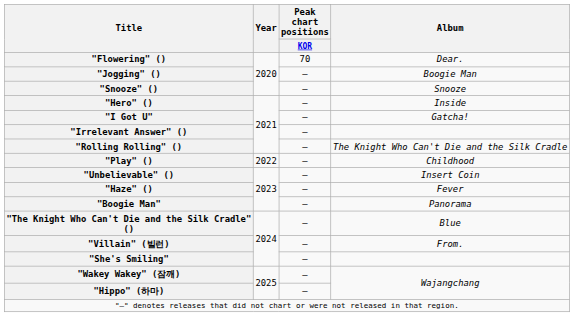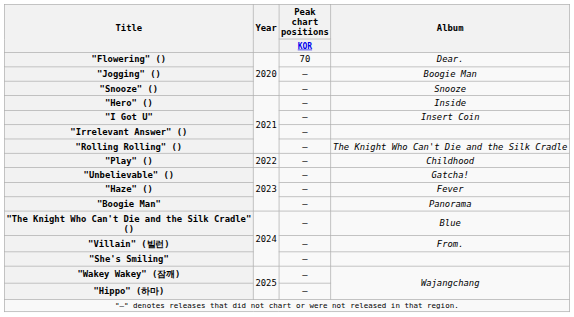(450, 117) Gatcha! -> (450, 117) Insert Coin
(450, 175) Insert Coin -> (450, 175) Gatcha!
